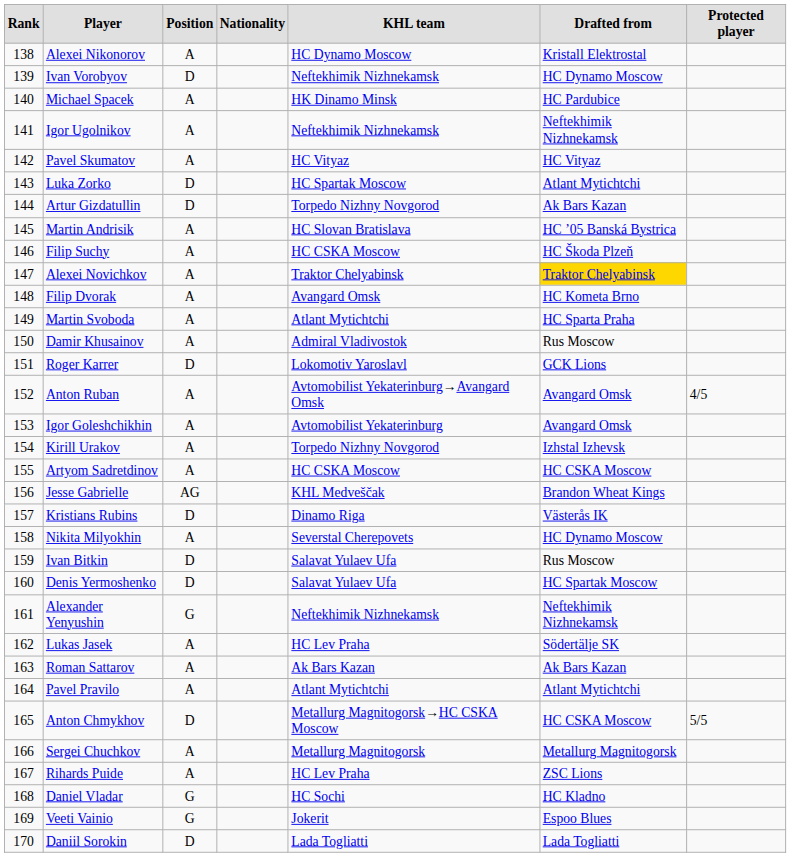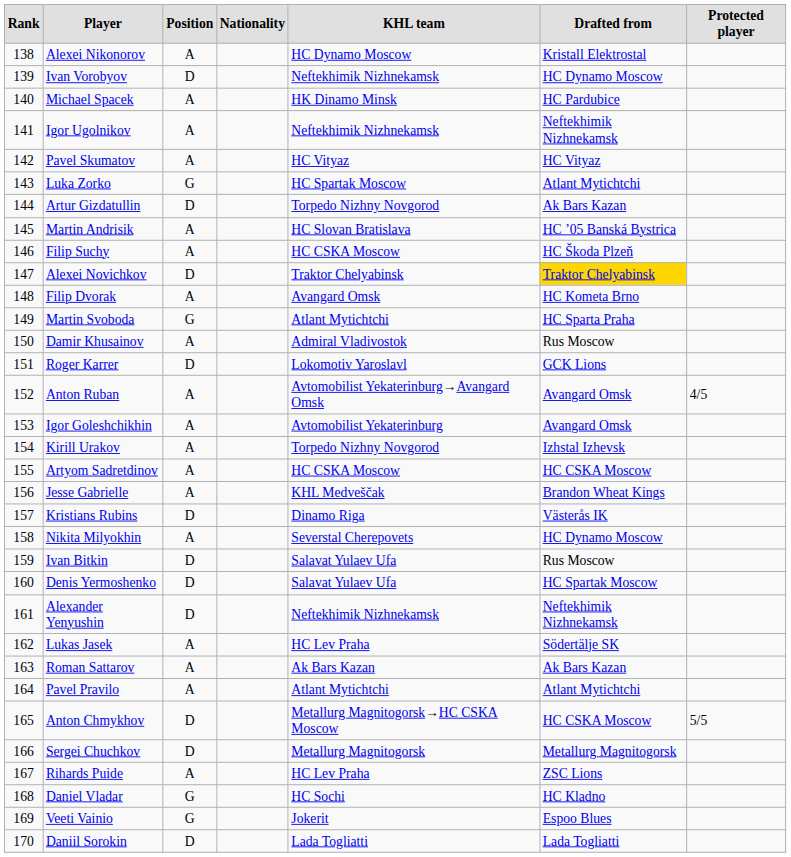(190, 183) D -> (190, 183) G
(190, 273) A -> (190, 273) D
(190, 319) A -> (190, 319) G
(190, 493) AG -> (190, 493) A
(190, 614) G -> (190, 614) D
(190, 751) A -> (190, 751) D
